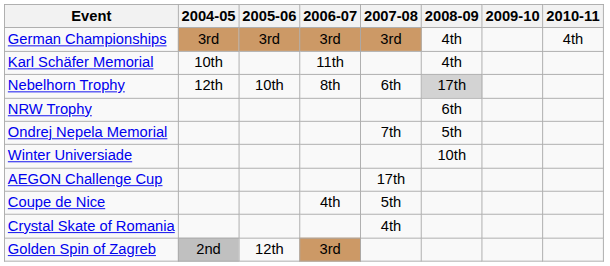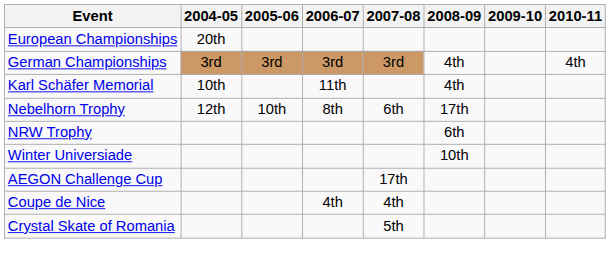+ row: (93, 39)
(452, 86) lightgrey background -> (454, 109) no background
- row: (88, 132)
(391, 202) 5th -> (393, 202) 4th
(391, 226) 4th -> (393, 226) 5th
- row: (82, 249)
